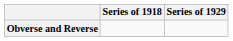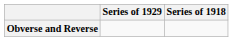columns swapped: (132, 12) <-> (196, 12)
